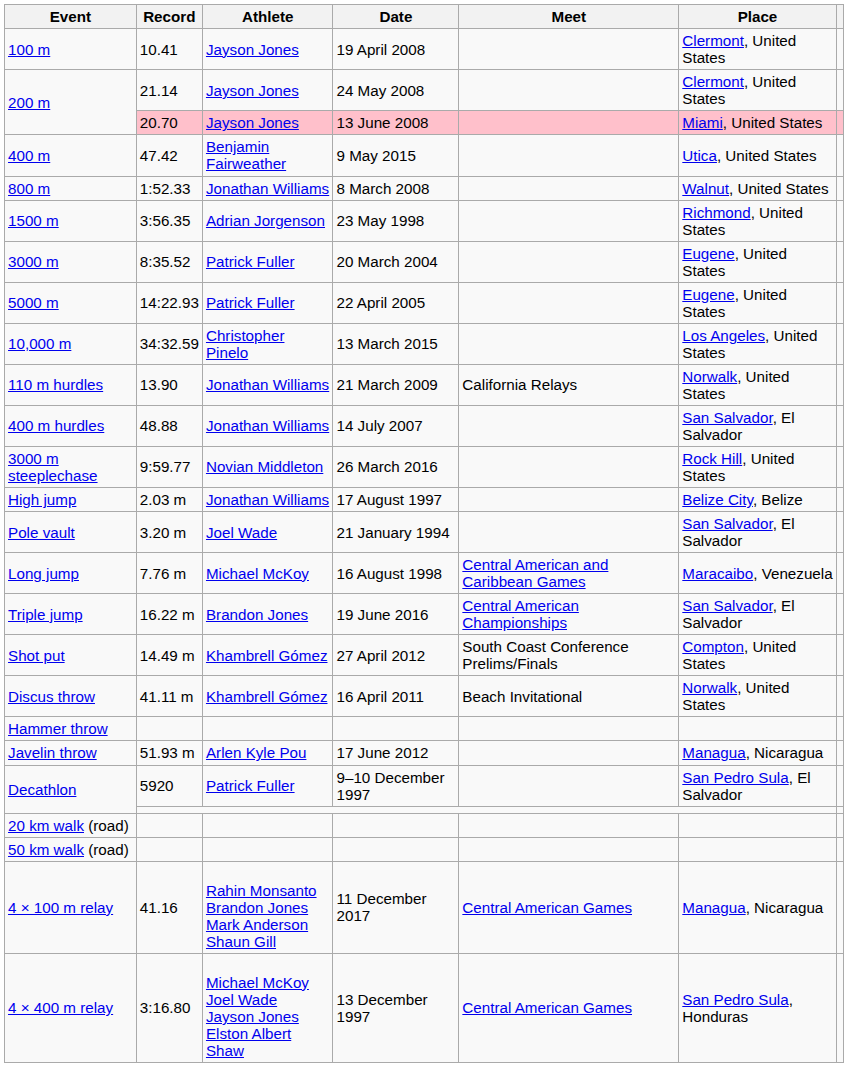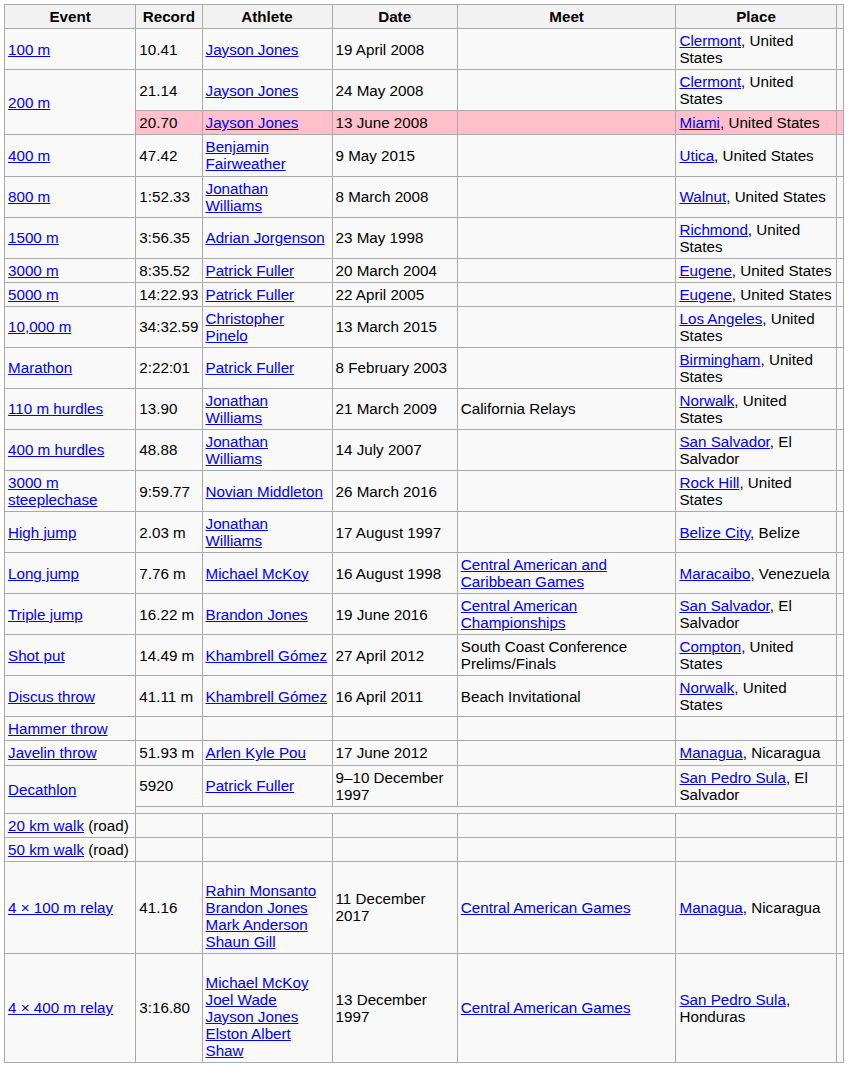+ row: (40, 368)
- row: (41, 532)
